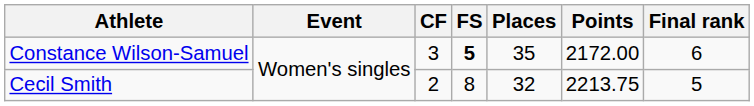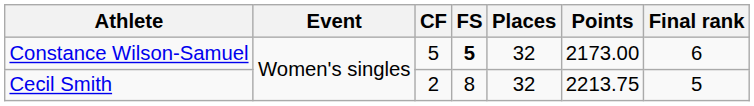(433, 53) 3 -> (433, 53) 5
(524, 53) 35 -> (524, 53) 32
(603, 53) 2172.00 -> (603, 53) 2173.00
